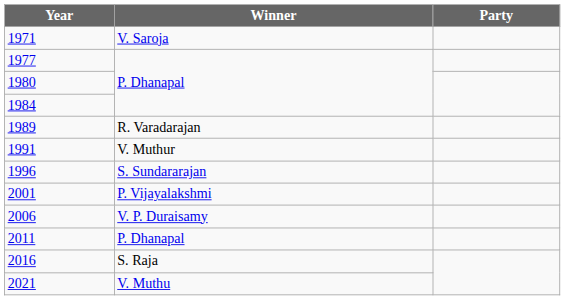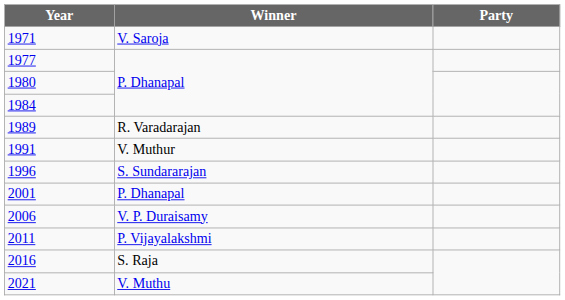(164, 194) P. Vijayalakshmi -> (151, 194) P. Dhanapal
(151, 238) P. Dhanapal -> (164, 238) P. Vijayalakshmi
